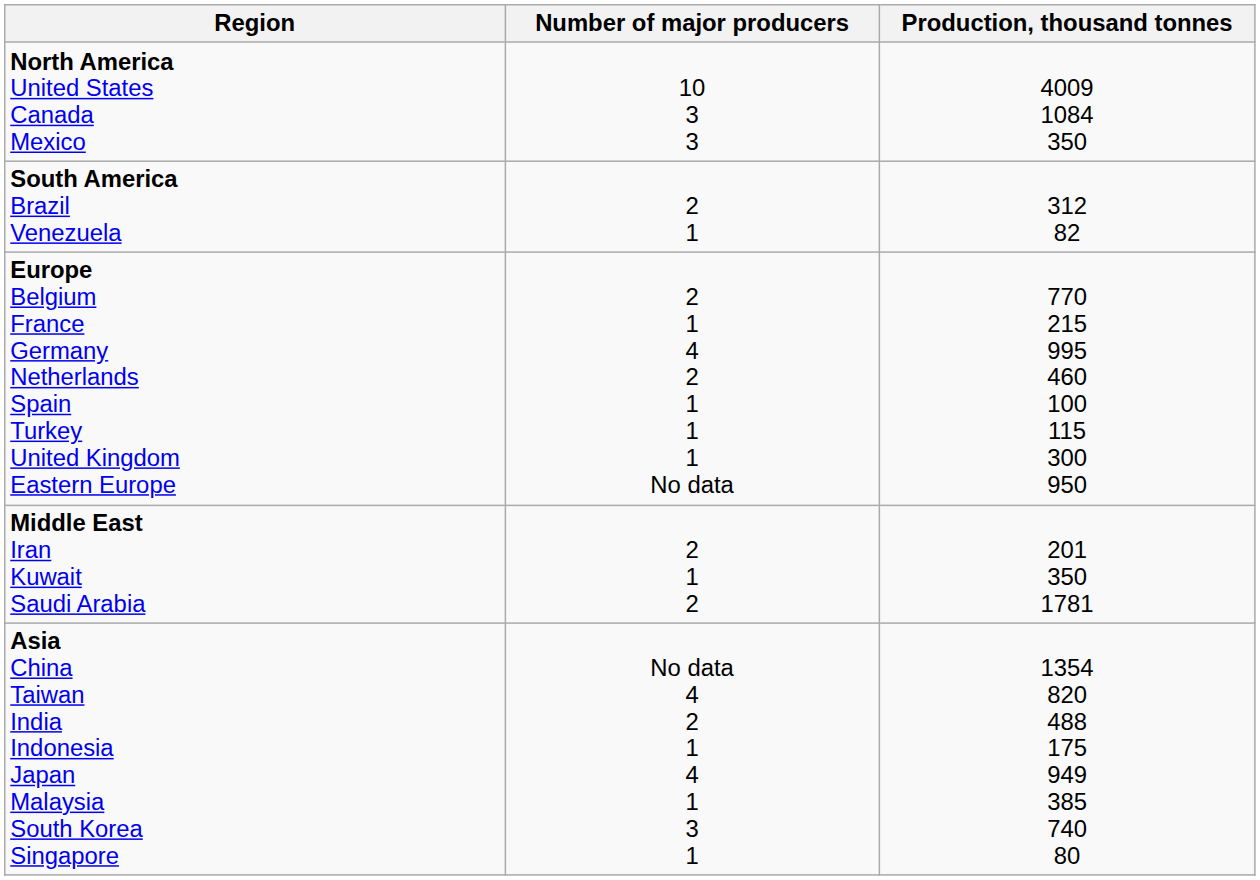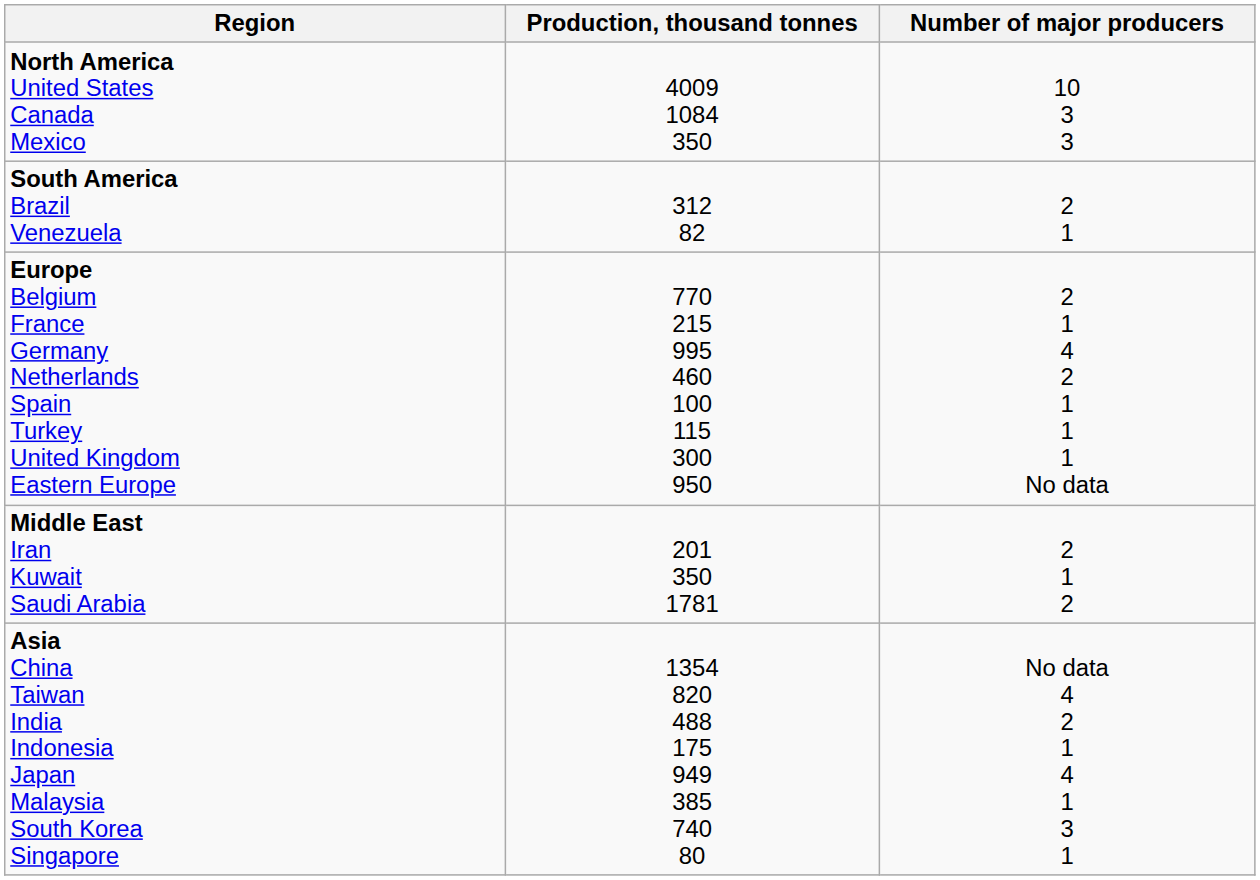columns swapped: (692, 23) <-> (1067, 23)
